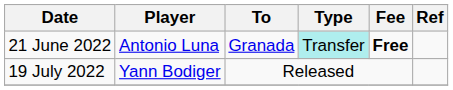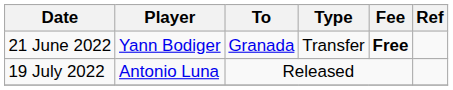(169, 44) Antonio Luna -> (170, 44) Yann Bodiger
(333, 44) paleturquoise background -> (333, 44) no background
(170, 71) Yann Bodiger -> (169, 71) Antonio Luna
